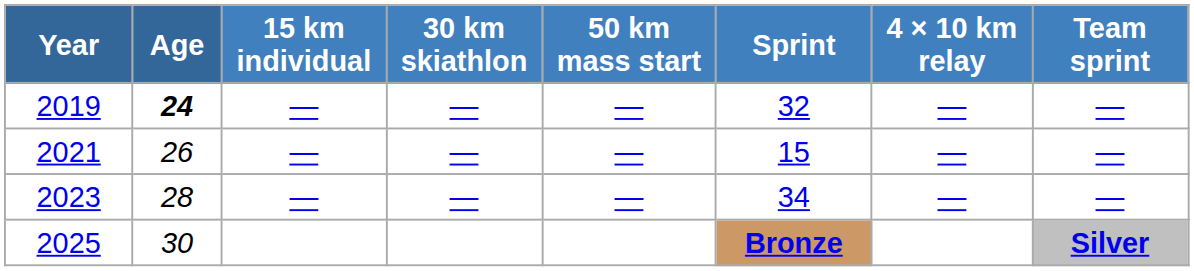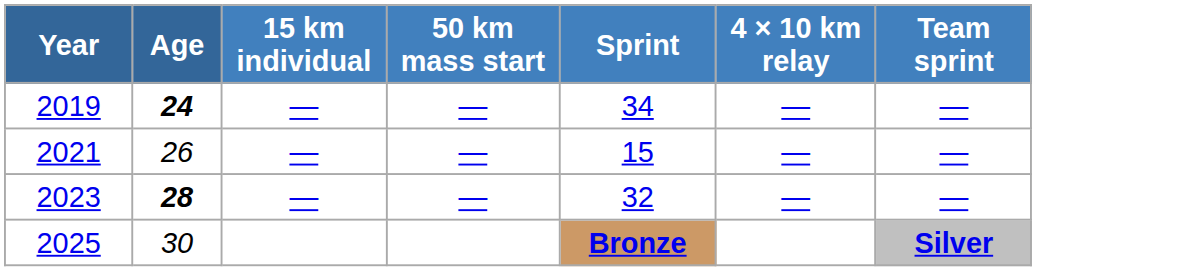- column: (464, 44)
(794, 106) 32 -> (638, 106) 34
(177, 197) normal -> (177, 197) bold
(794, 197) 34 -> (638, 197) 32
